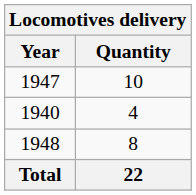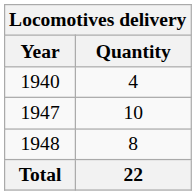rows swapped: (40, 112) <-> (40, 81)
